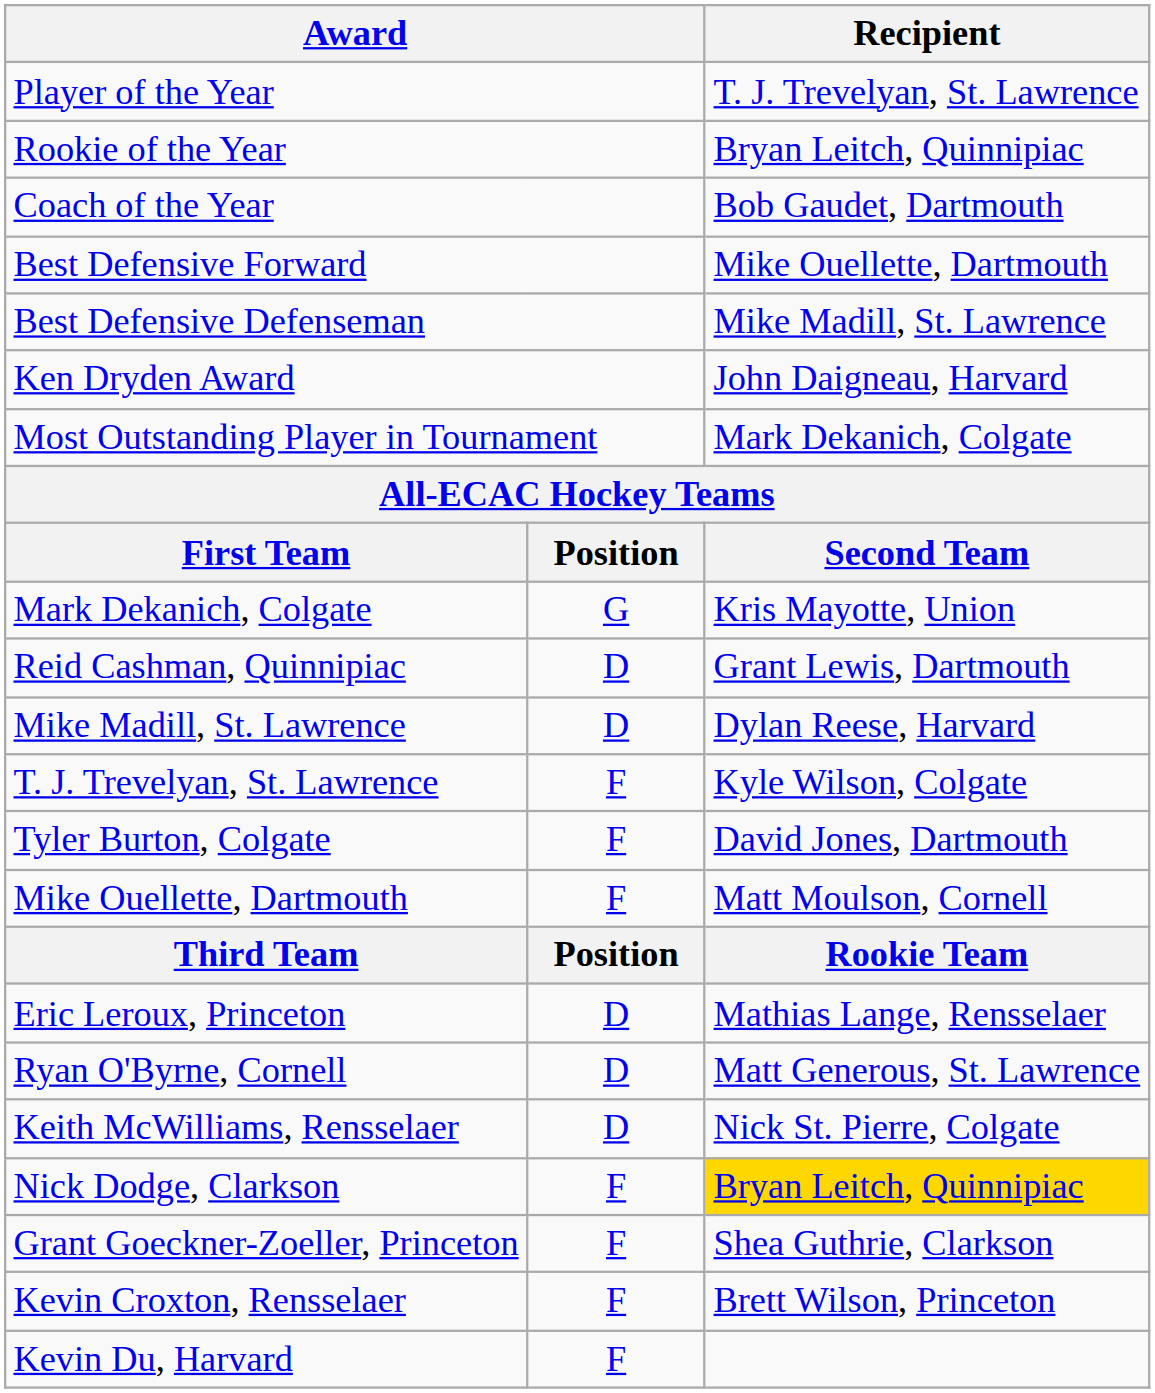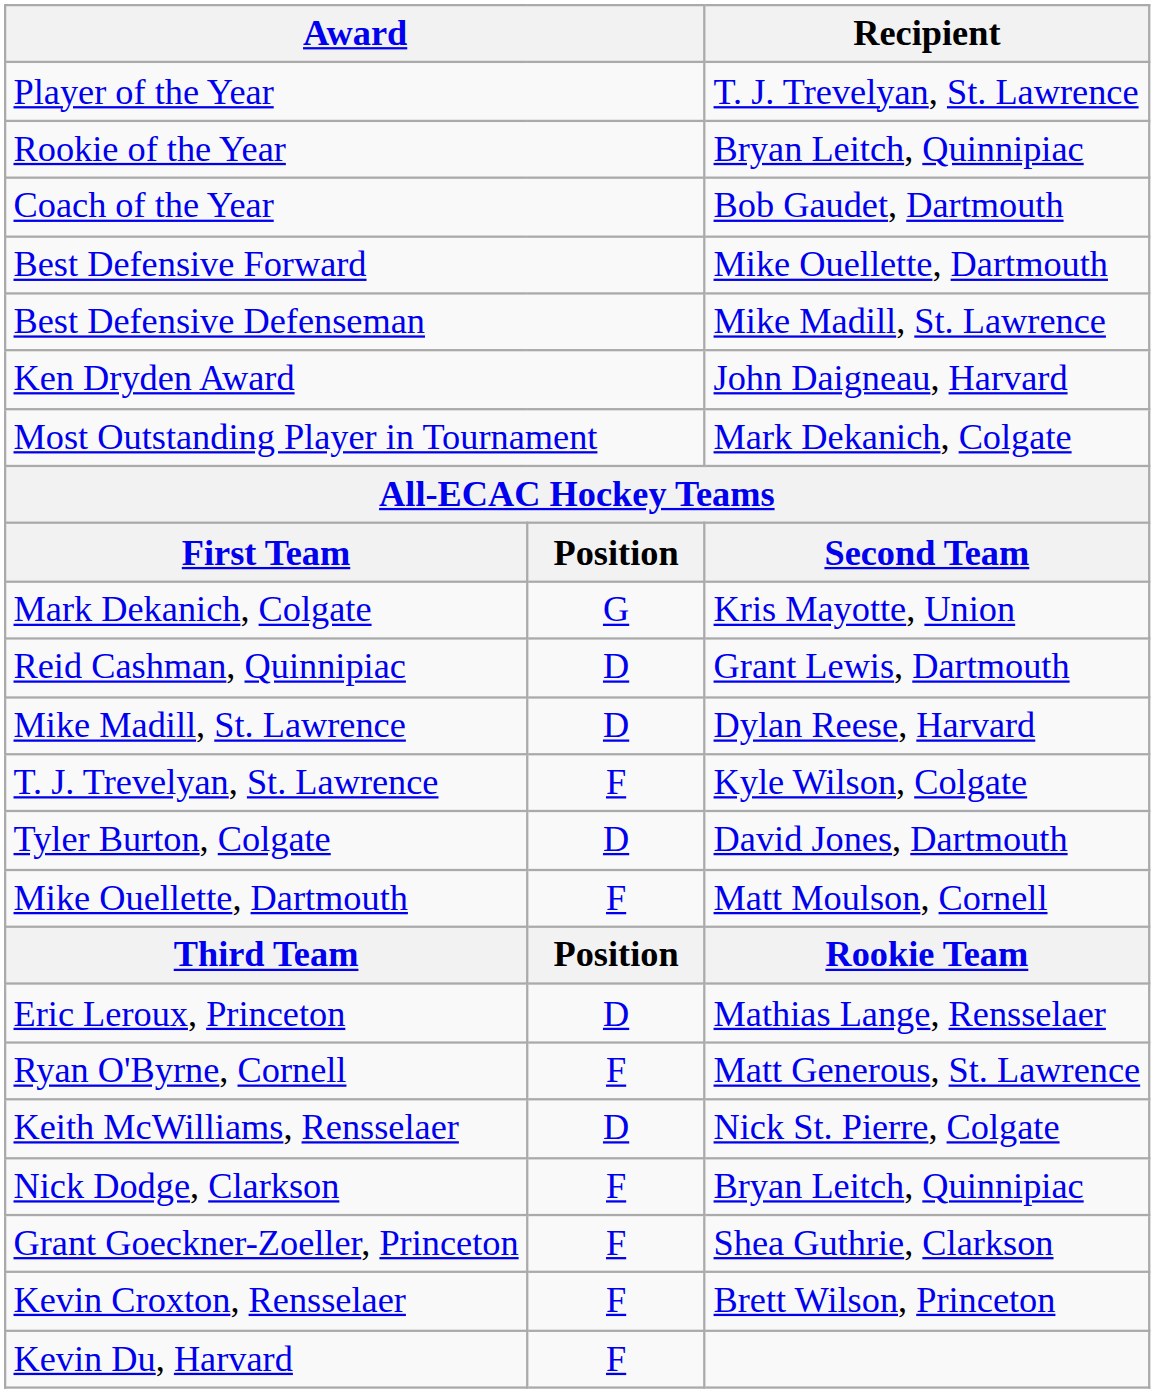(616, 839) F -> (616, 839) D
(616, 1070) D -> (616, 1070) F
(899, 1185) gold background -> (899, 1185) no background
